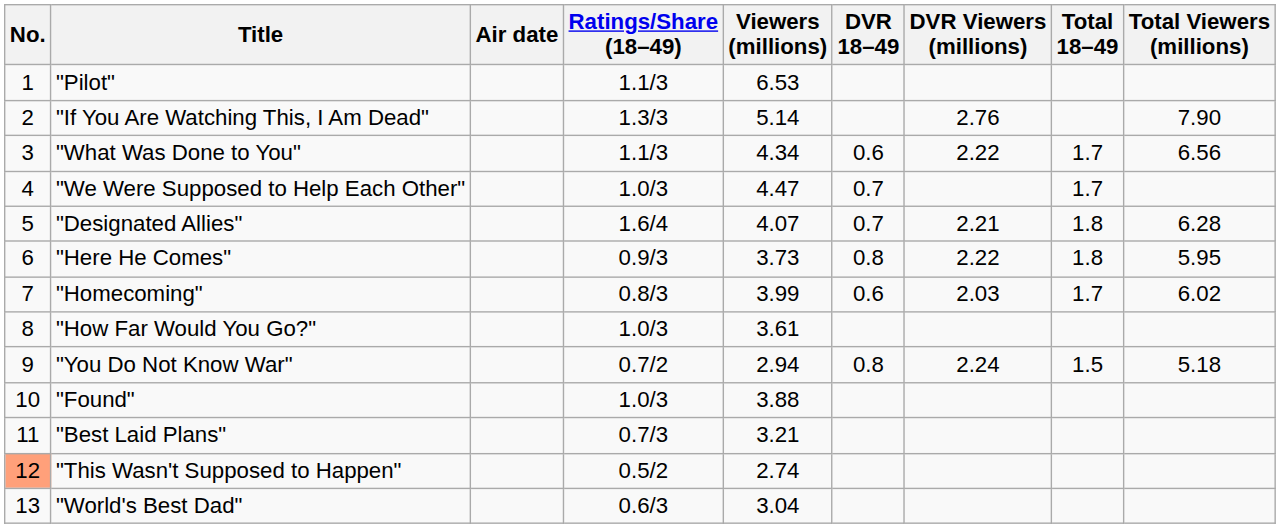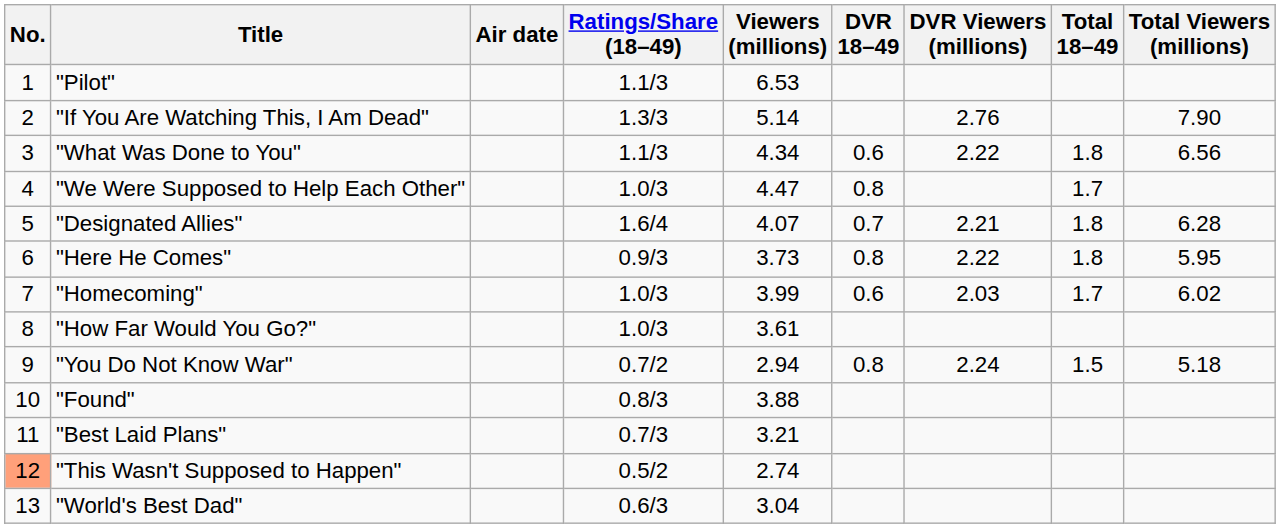(1088, 152) 1.7 -> (1088, 152) 1.8
(868, 188) 0.7 -> (868, 188) 0.8
(643, 294) 0.8/3 -> (643, 294) 1.0/3
(643, 399) 1.0/3 -> (643, 399) 0.8/3
